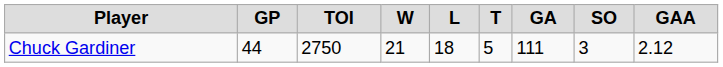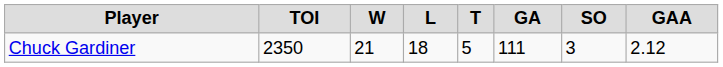- column: (267, 18)
(321, 47) 2750 -> (283, 47) 2350
